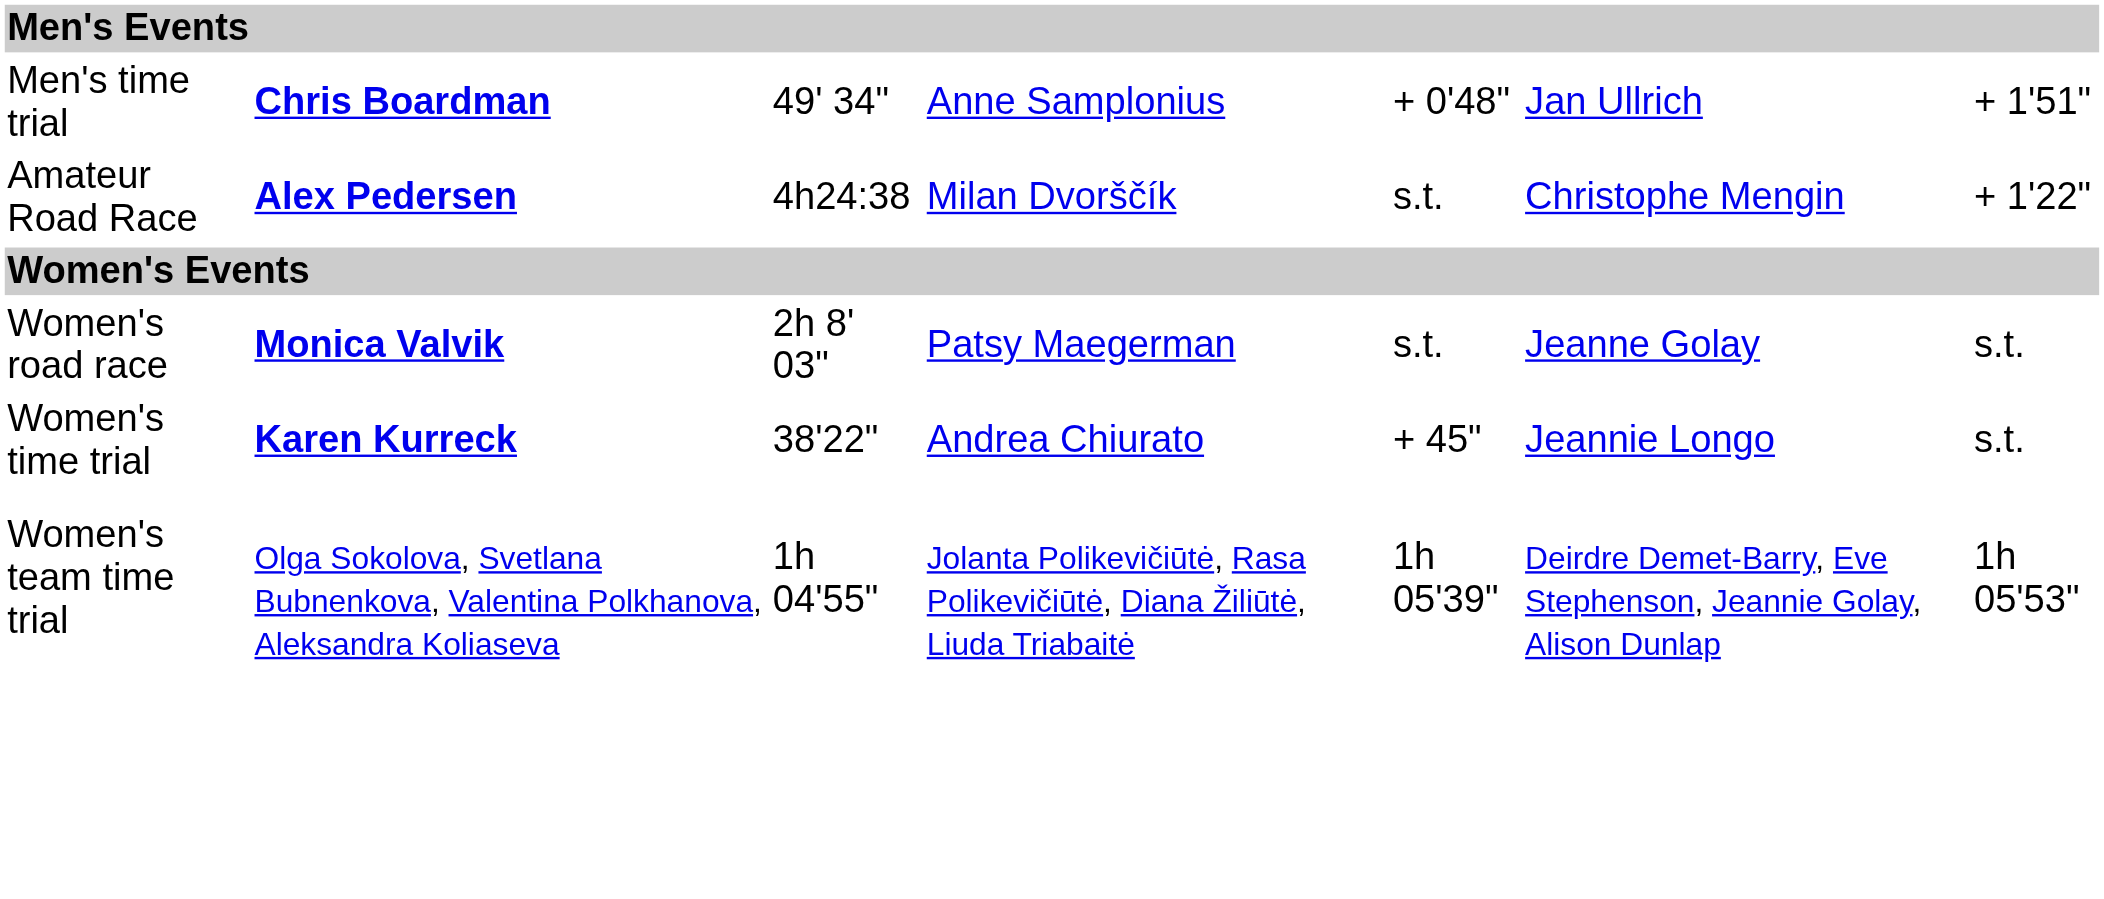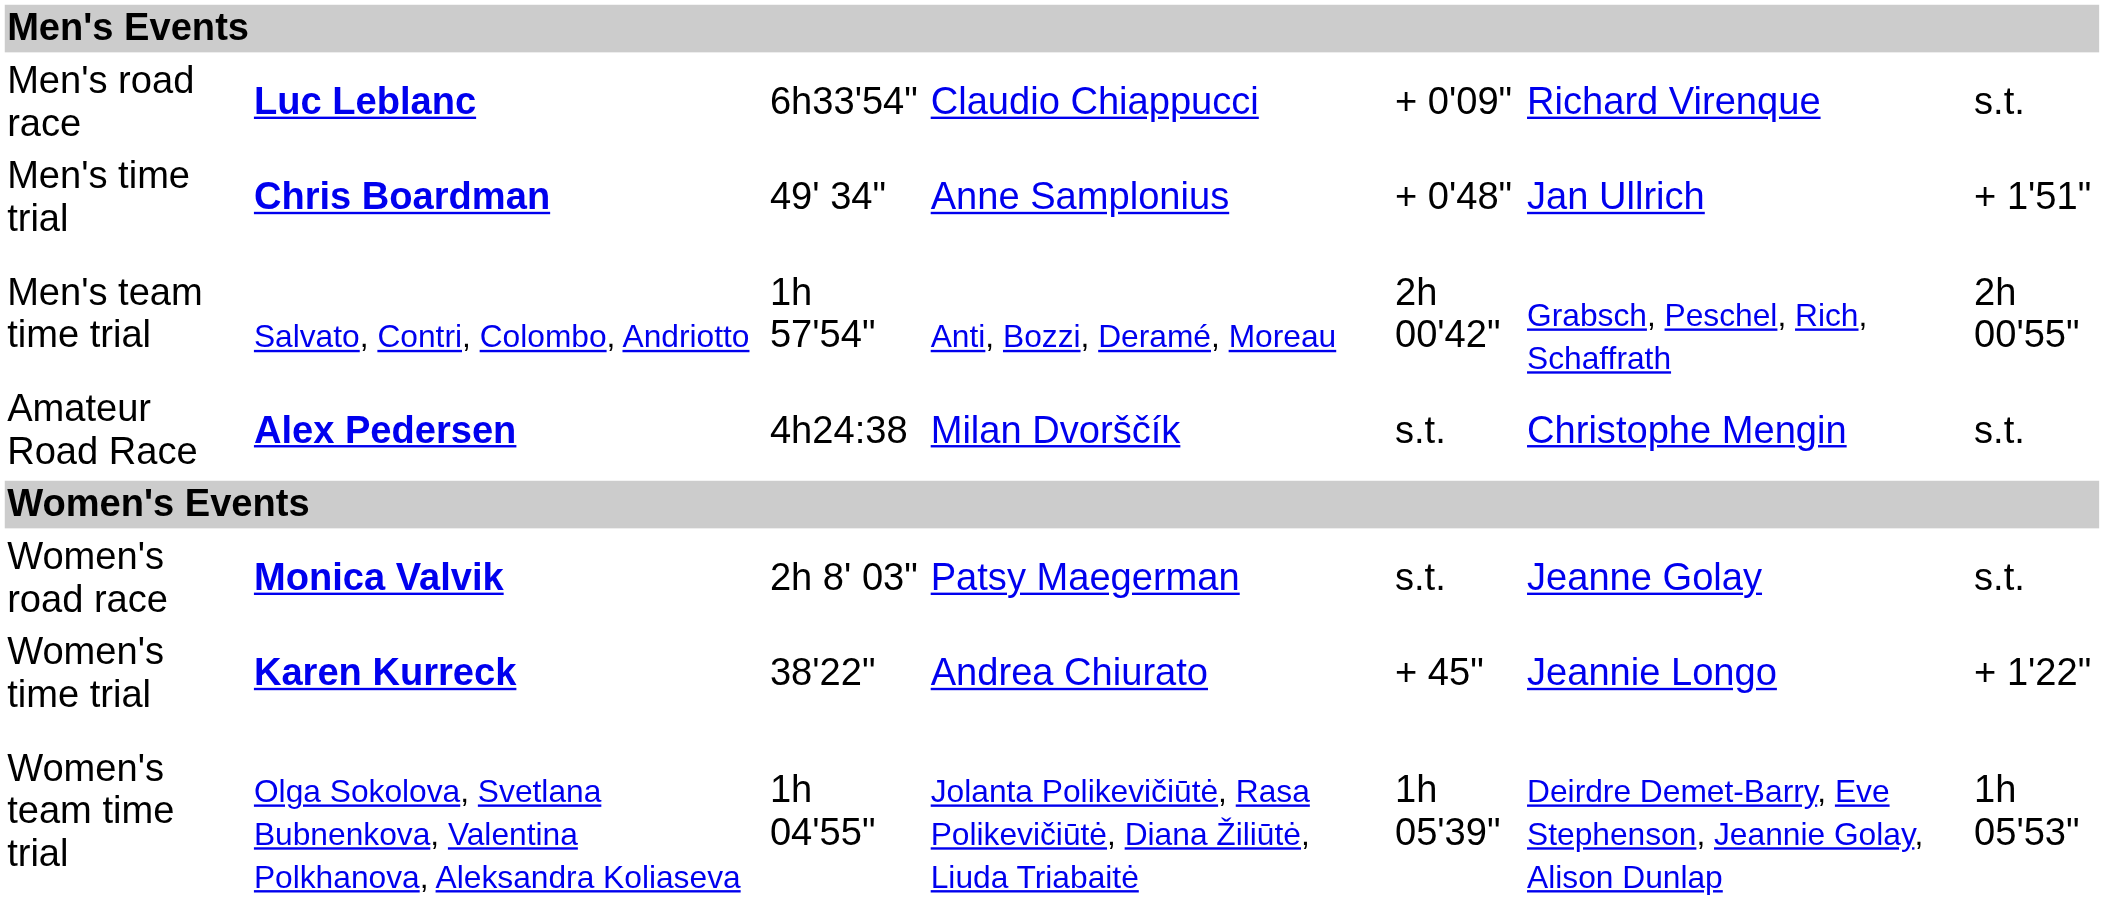+ row: (101, 101)
+ row: (105, 313)
(2033, 196) + 1'22" -> (1999, 430) s.t.
(1999, 439) s.t. -> (2033, 672) + 1'22"
